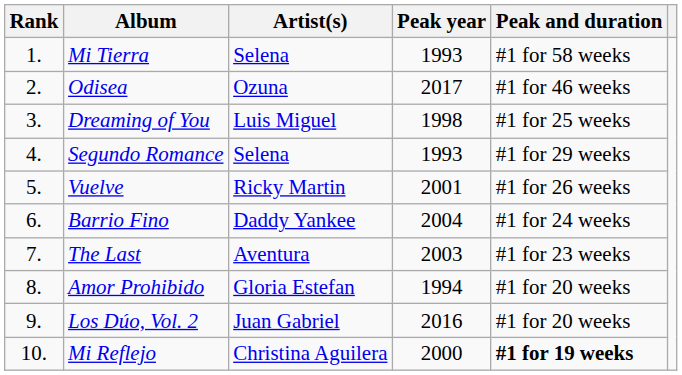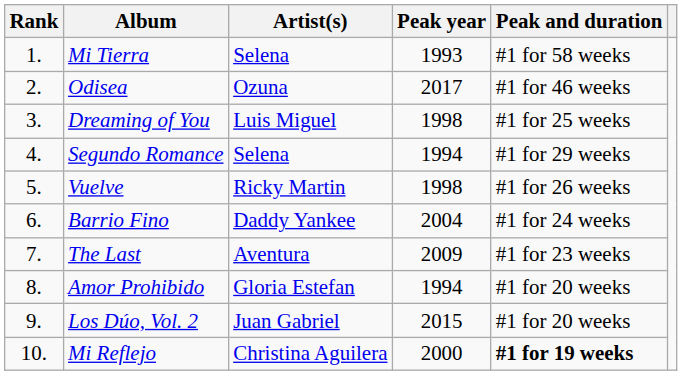(442, 154) 1993 -> (442, 154) 1994
(442, 187) 2001 -> (442, 187) 1998
(442, 253) 2003 -> (442, 253) 2009
(442, 320) 2016 -> (442, 320) 2015
